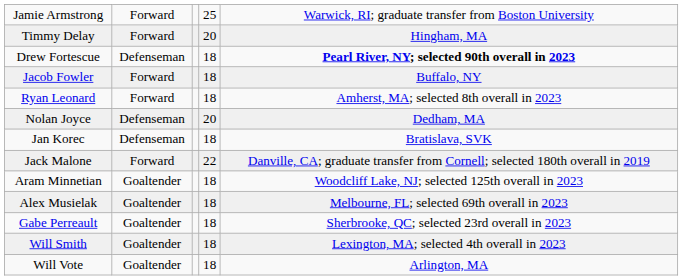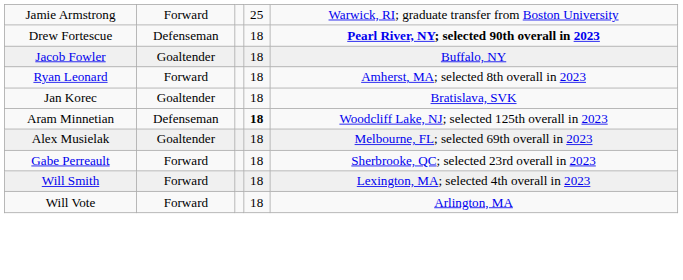- row: (58, 35)
(152, 77) Forward -> (186, 56) Goaltender
- row: (58, 118)
(152, 139) Defenseman -> (186, 98) Goaltender
- row: (58, 160)
(152, 181) Goaltender -> (186, 118) Defenseman
(210, 181) normal -> (257, 118) bold
(152, 222) Goaltender -> (186, 160) Forward
(152, 243) Goaltender -> (186, 181) Forward
(152, 264) Goaltender -> (186, 202) Forward
